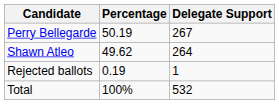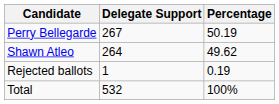columns swapped: (222, 14) <-> (134, 14)
